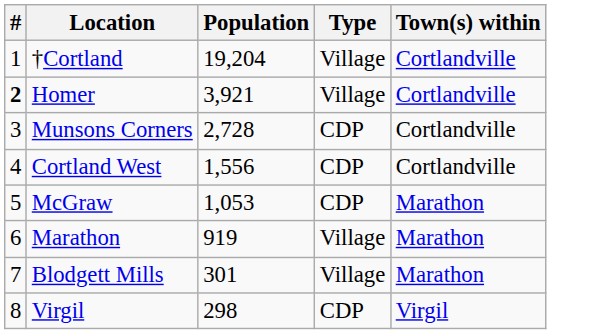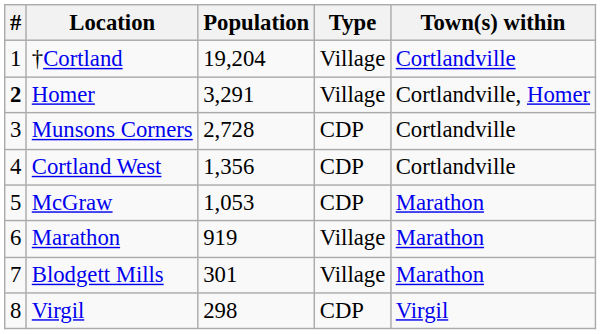(229, 94) 3,921 -> (229, 94) 3,291
(456, 94) Cortlandville -> (493, 94) Cortlandville, Homer
(229, 166) 1,556 -> (229, 166) 1,356
